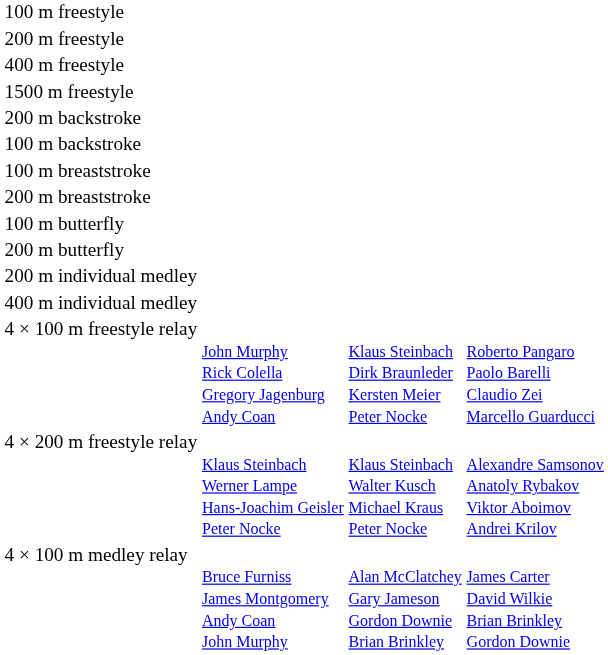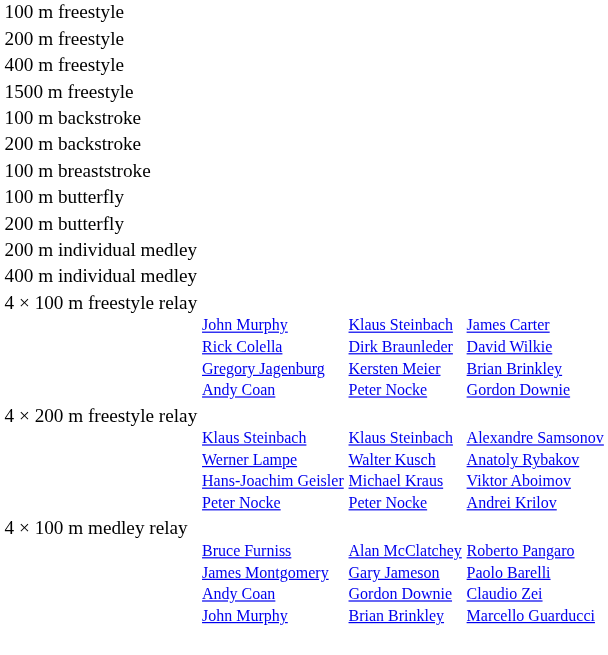rows swapped: (73, 144) <-> (73, 117)
- row: (78, 197)
(531, 384) Roberto Pangaro Paolo Barelli Claudio Zei Marcello Guarducci -> (518, 357) James Carter David Wilkie Brian Brinkley Gordon Downie
(518, 609) James Carter David Wilkie Brian Brinkley Gordon Downie -> (531, 583) Roberto Pangaro Paolo Barelli Claudio Zei Marcello Guarducci
